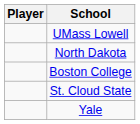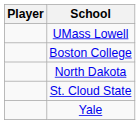rows swapped: (91, 72) <-> (91, 53)
